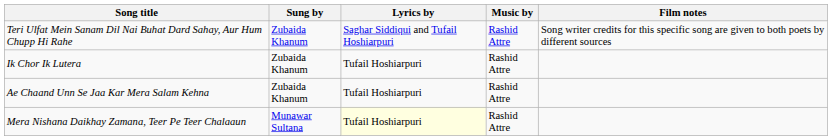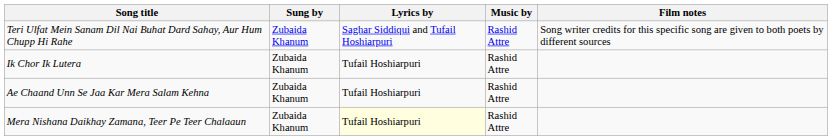(292, 121) Munawar Sultana -> (290, 121) Zubaida Khanum
